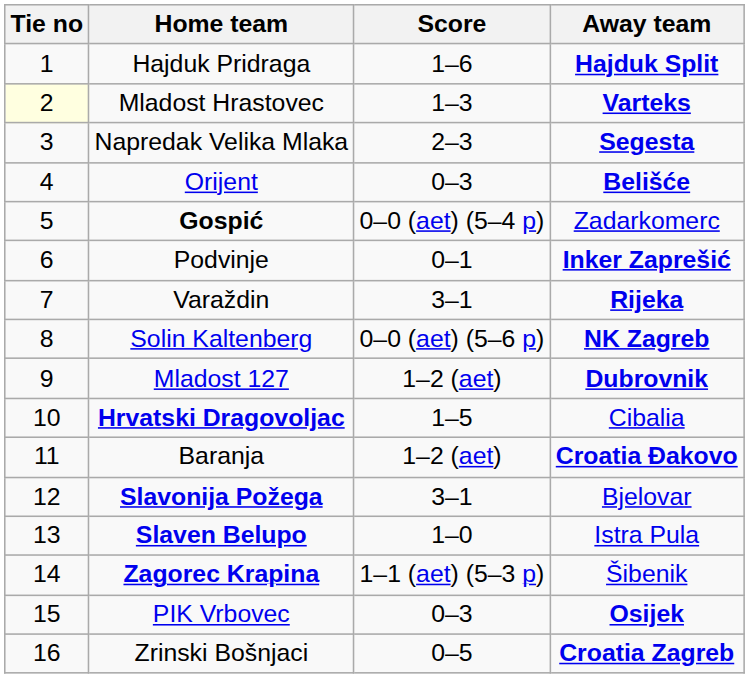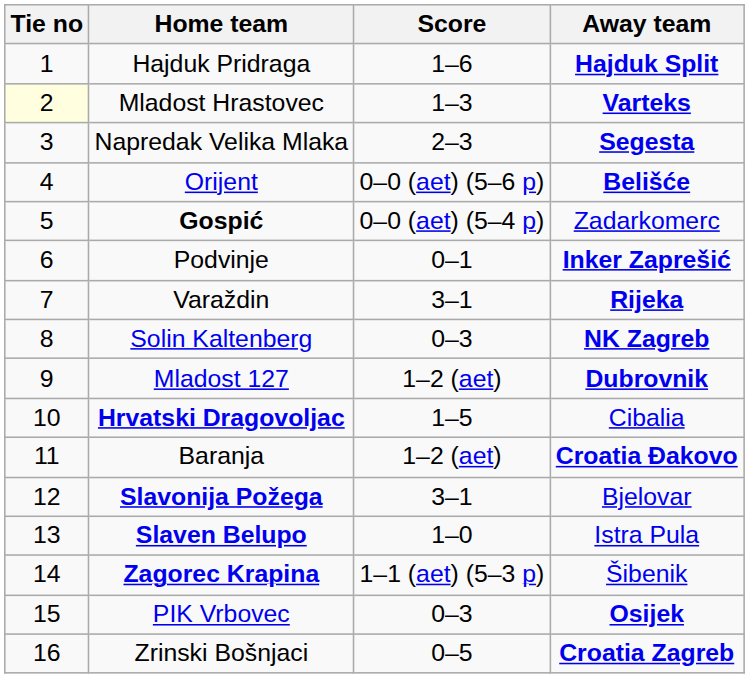(452, 181) 0–3 -> (452, 181) 0–0 (aet) (5–6 p)
(452, 338) 0–0 (aet) (5–6 p) -> (452, 338) 0–3
